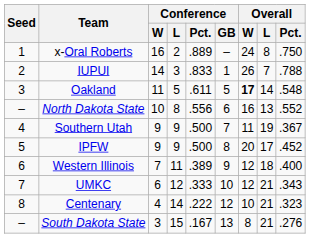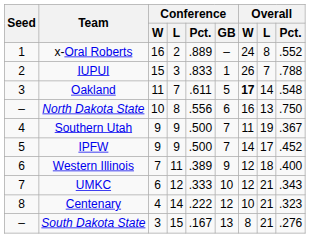(291, 52) .750 -> (291, 52) .552
(158, 71) 14 -> (158, 71) 15
(177, 90) 5 -> (177, 90) 7
(291, 109) .552 -> (291, 109) .750
(227, 147) 8 -> (227, 147) 7
(248, 147) 20 -> (248, 147) 14
